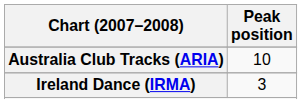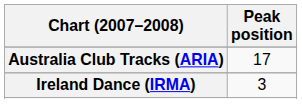(262, 60) 10 -> (262, 60) 17
